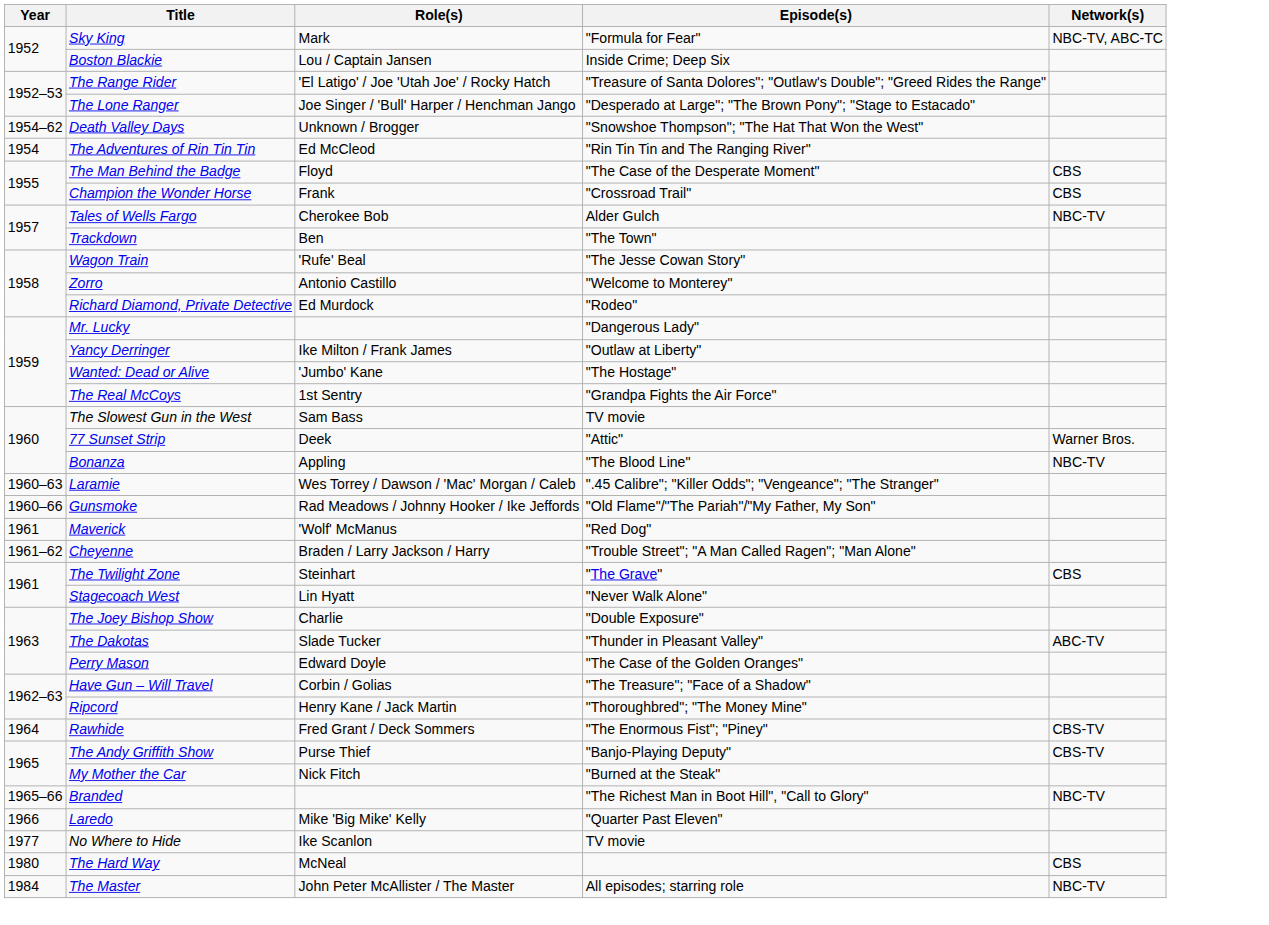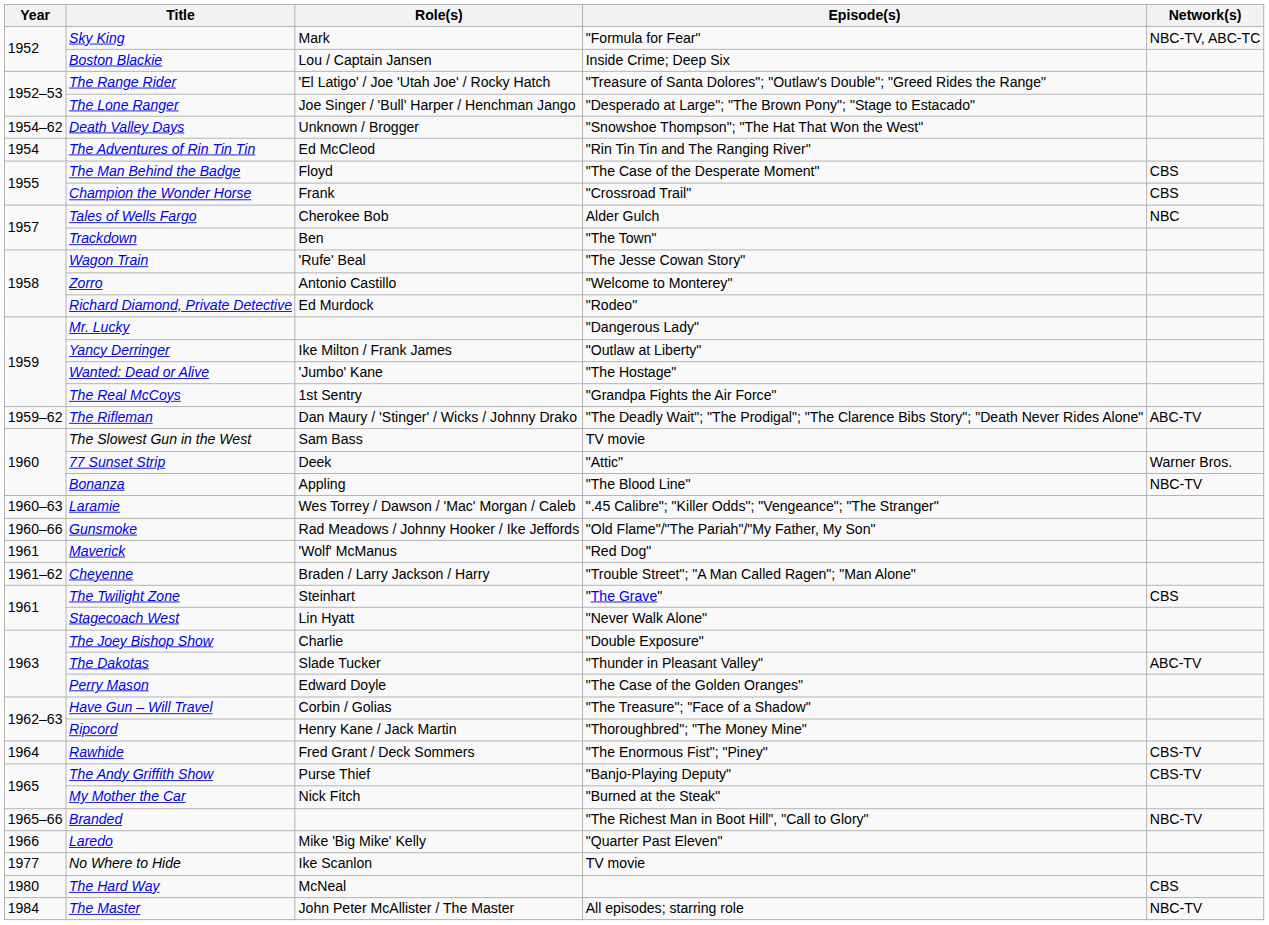(1079, 216) NBC-TV -> (1165, 216) NBC
+ row: (111, 417)
